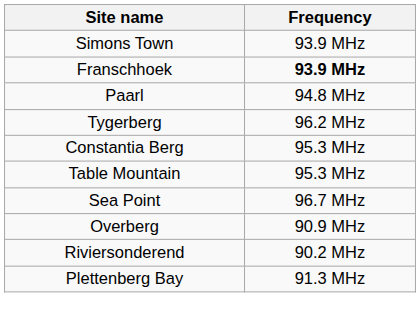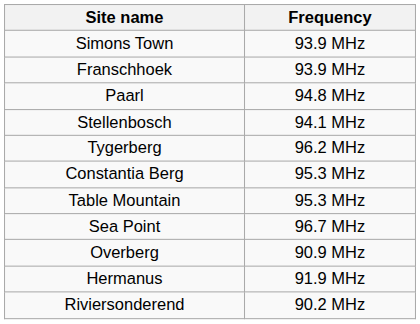(330, 69) bold -> (330, 69) normal
+ row: (124, 122)
+ row: (124, 278)
- row: (124, 278)
